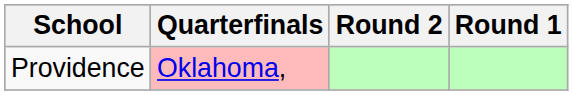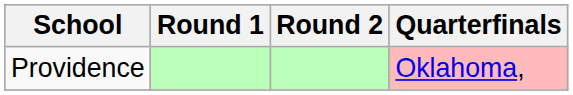columns swapped: (508, 25) <-> (240, 25)
